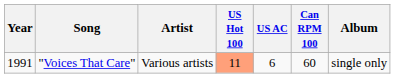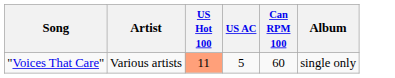- column: (20, 28)
(272, 63) 6 -> (241, 63) 5
